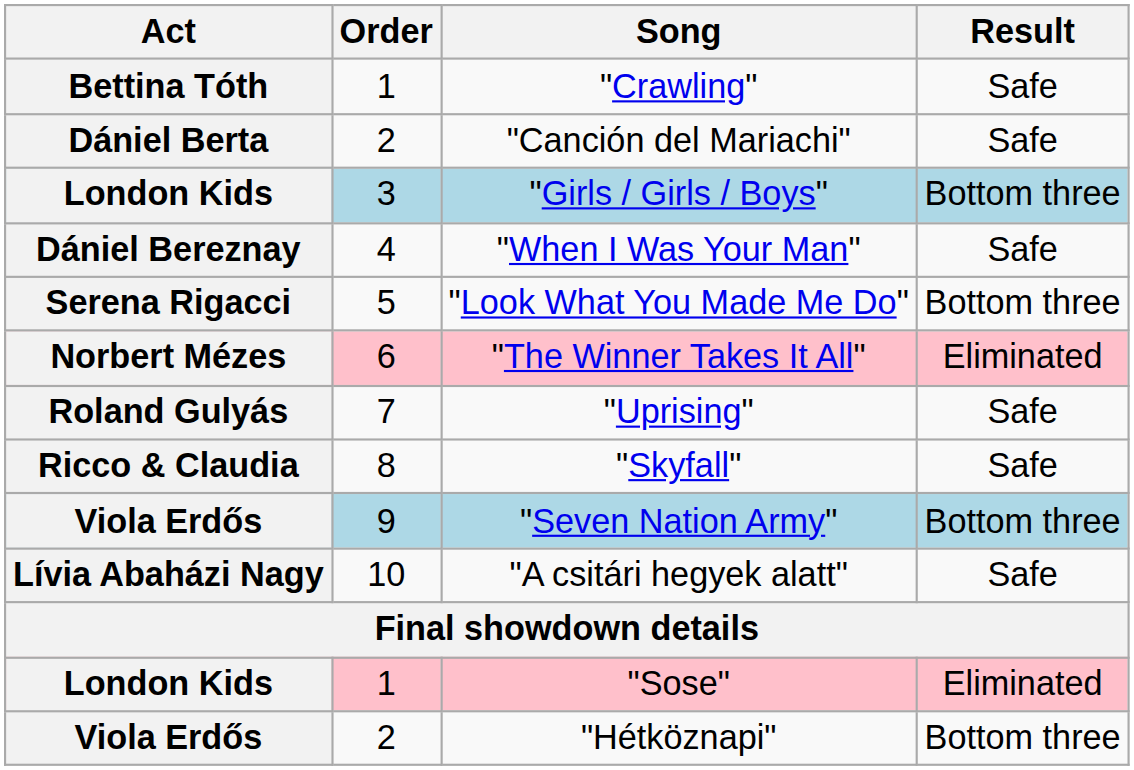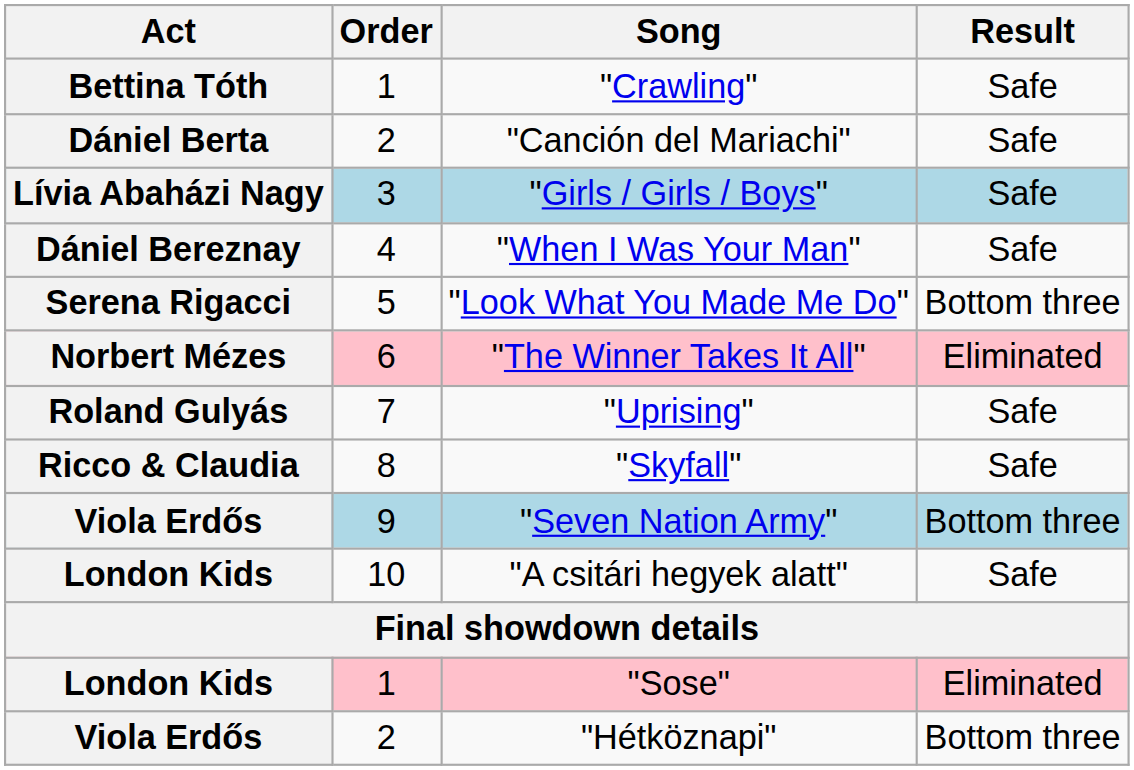(168, 194) London Kids -> (168, 194) Lívia Abaházi Nagy
(1023, 194) Bottom three -> (1023, 194) Safe
(168, 574) Lívia Abaházi Nagy -> (168, 574) London Kids
